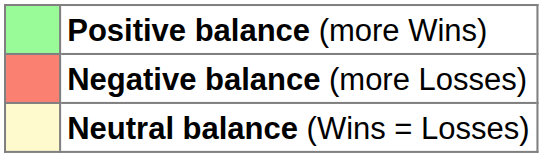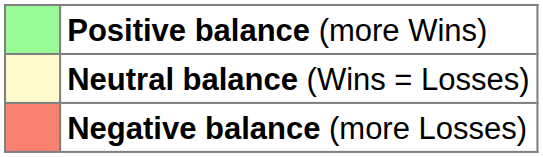rows swapped: (298, 127) <-> (297, 78)
